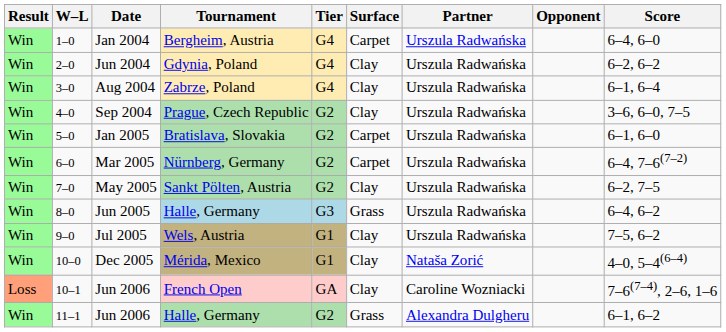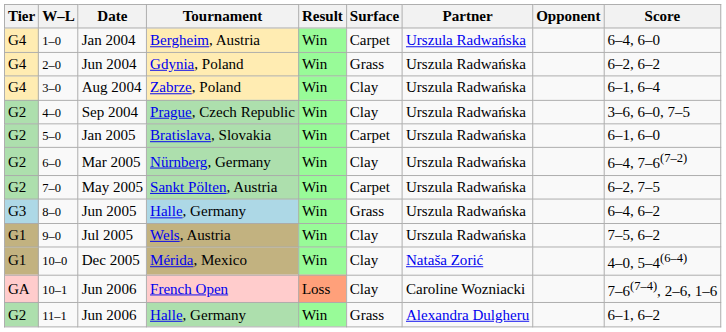columns swapped: (28, 16) <-> (329, 16)
(364, 64) Clay -> (367, 64) Grass
(370, 161) Carpet -> (364, 161) Clay
(364, 187) Clay -> (370, 187) Carpet
